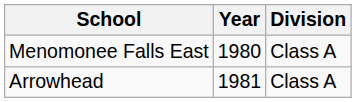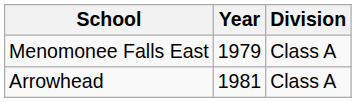(239, 50) 1980 -> (239, 50) 1979
